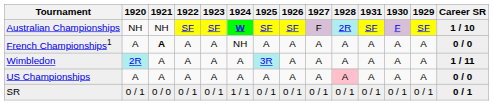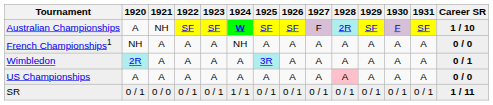columns swapped: (424, 12) <-> (371, 12)
(135, 27) NH -> (135, 27) A
(135, 44) A -> (135, 44) NH
(162, 44) bold -> (161, 44) normal
(463, 61) 1 / 11 -> (463, 61) 0 / 1
(463, 92) 0 / 1 -> (463, 92) 1 / 11
